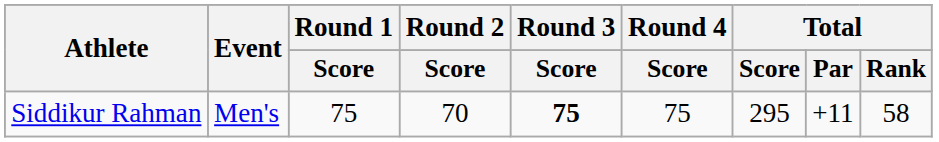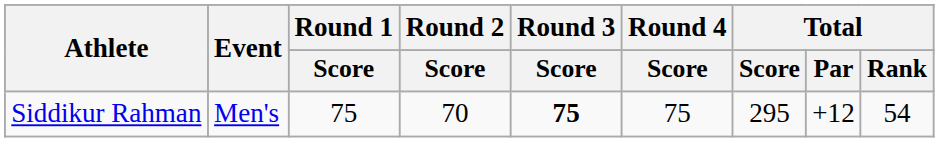(833, 114) +11 -> (834, 114) +12
(896, 114) 58 -> (897, 114) 54
